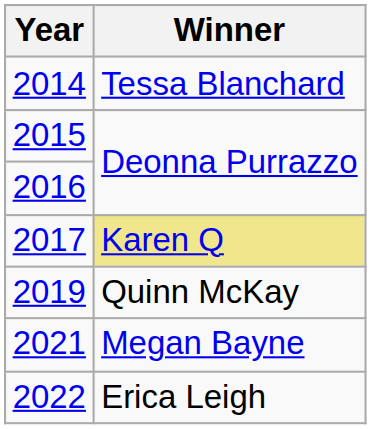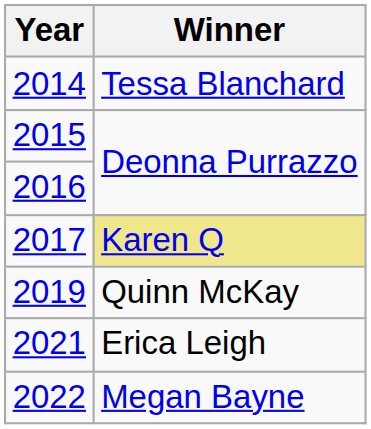(203, 344) Megan Bayne -> (184, 344) Erica Leigh
(184, 396) Erica Leigh -> (203, 396) Megan Bayne
